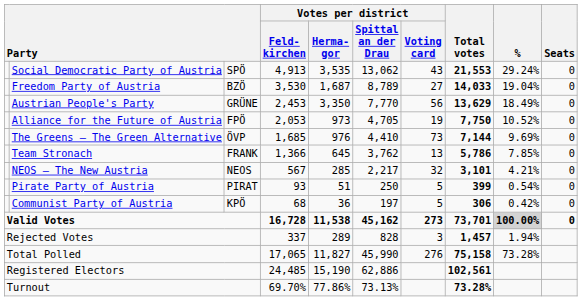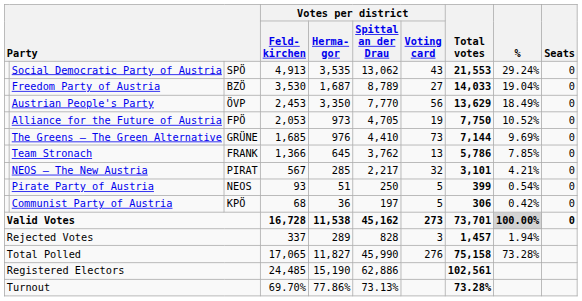(242, 103) GRÜNE -> (236, 103) ÖVP
(236, 137) ÖVP -> (242, 137) GRÜNE
(239, 170) NEOS -> (242, 170) PIRAT
(242, 187) PIRAT -> (239, 187) NEOS
